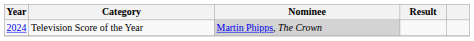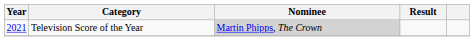(17, 28) 2024 -> (17, 28) 2021
